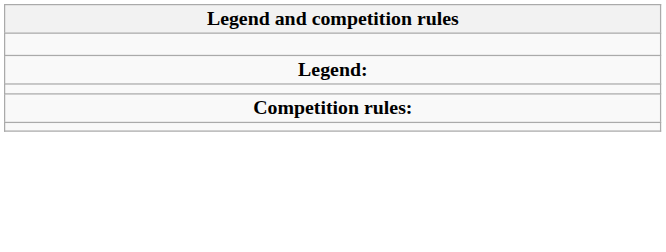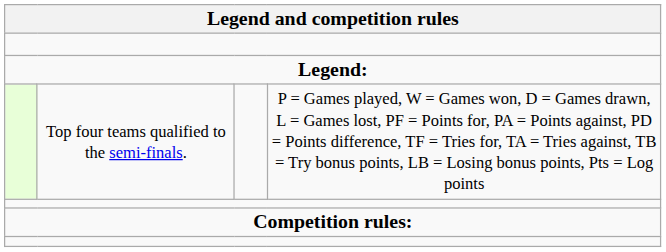+ row: (136, 141)
